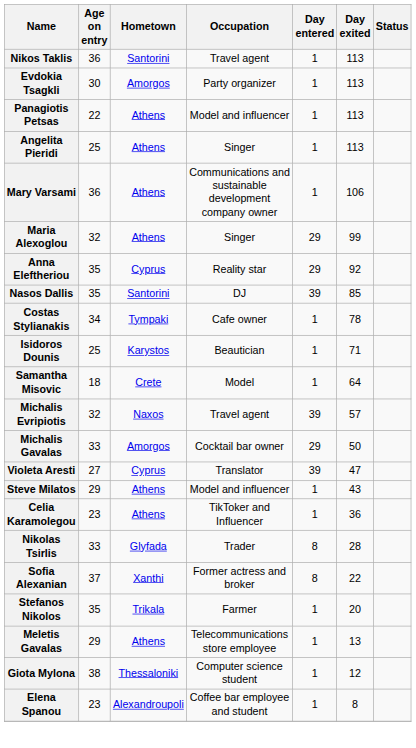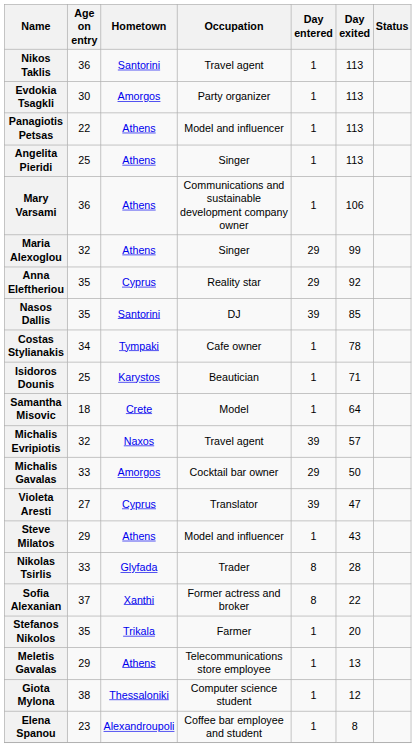- row: (41, 514)
